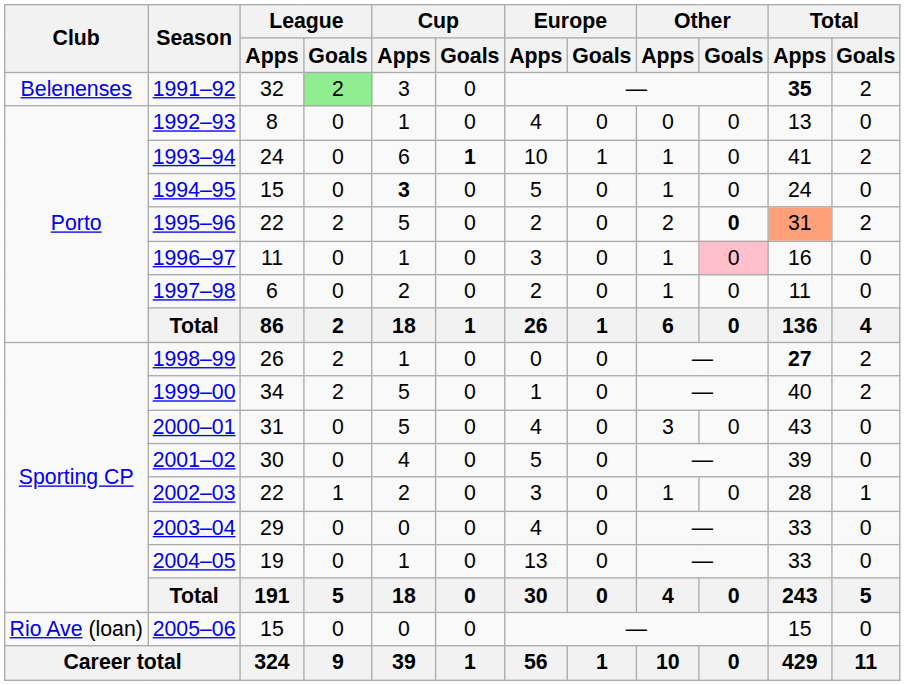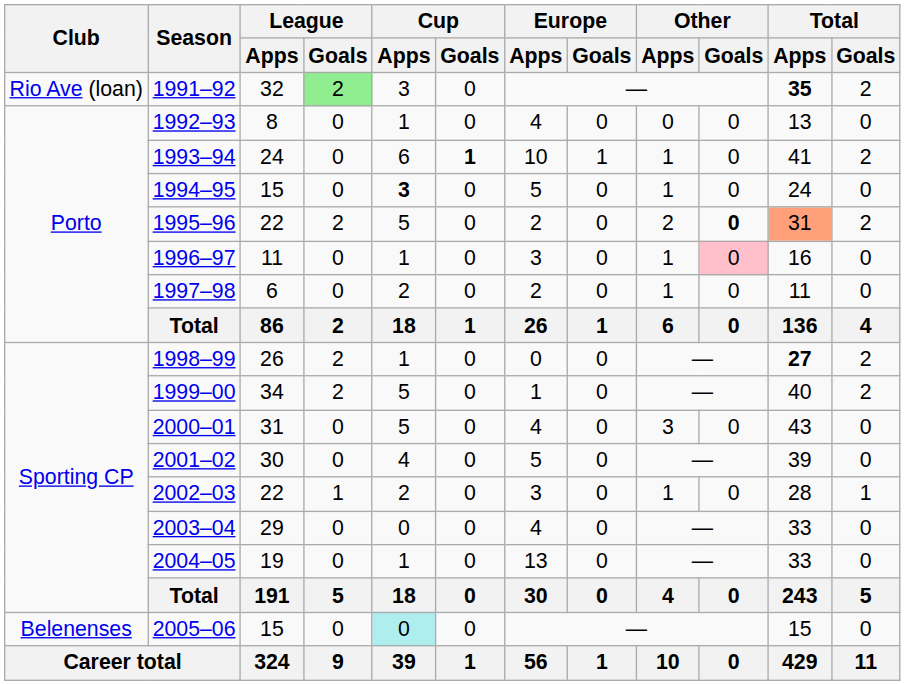(76, 88) Belenenses -> (76, 88) Rio Ave (loan)
(76, 628) Rio Ave (loan) -> (76, 628) Belenenses
(404, 628) no background -> (404, 628) paleturquoise background
